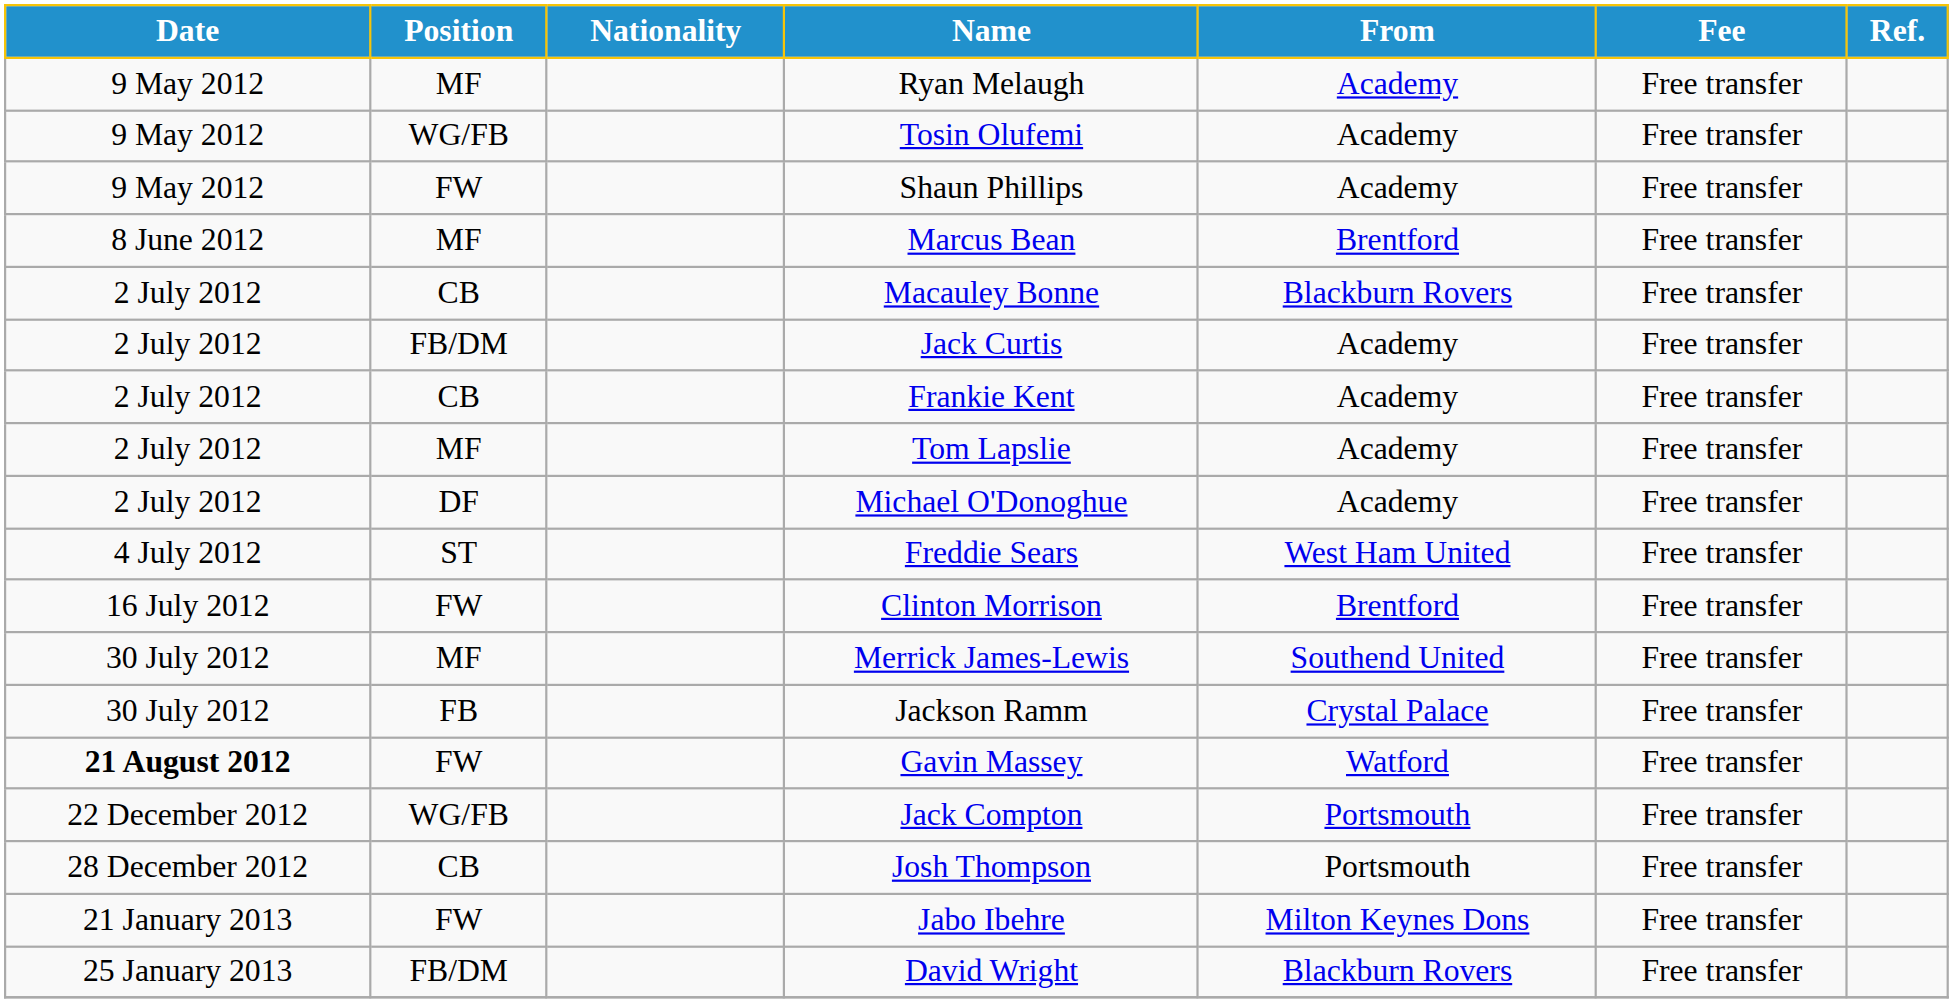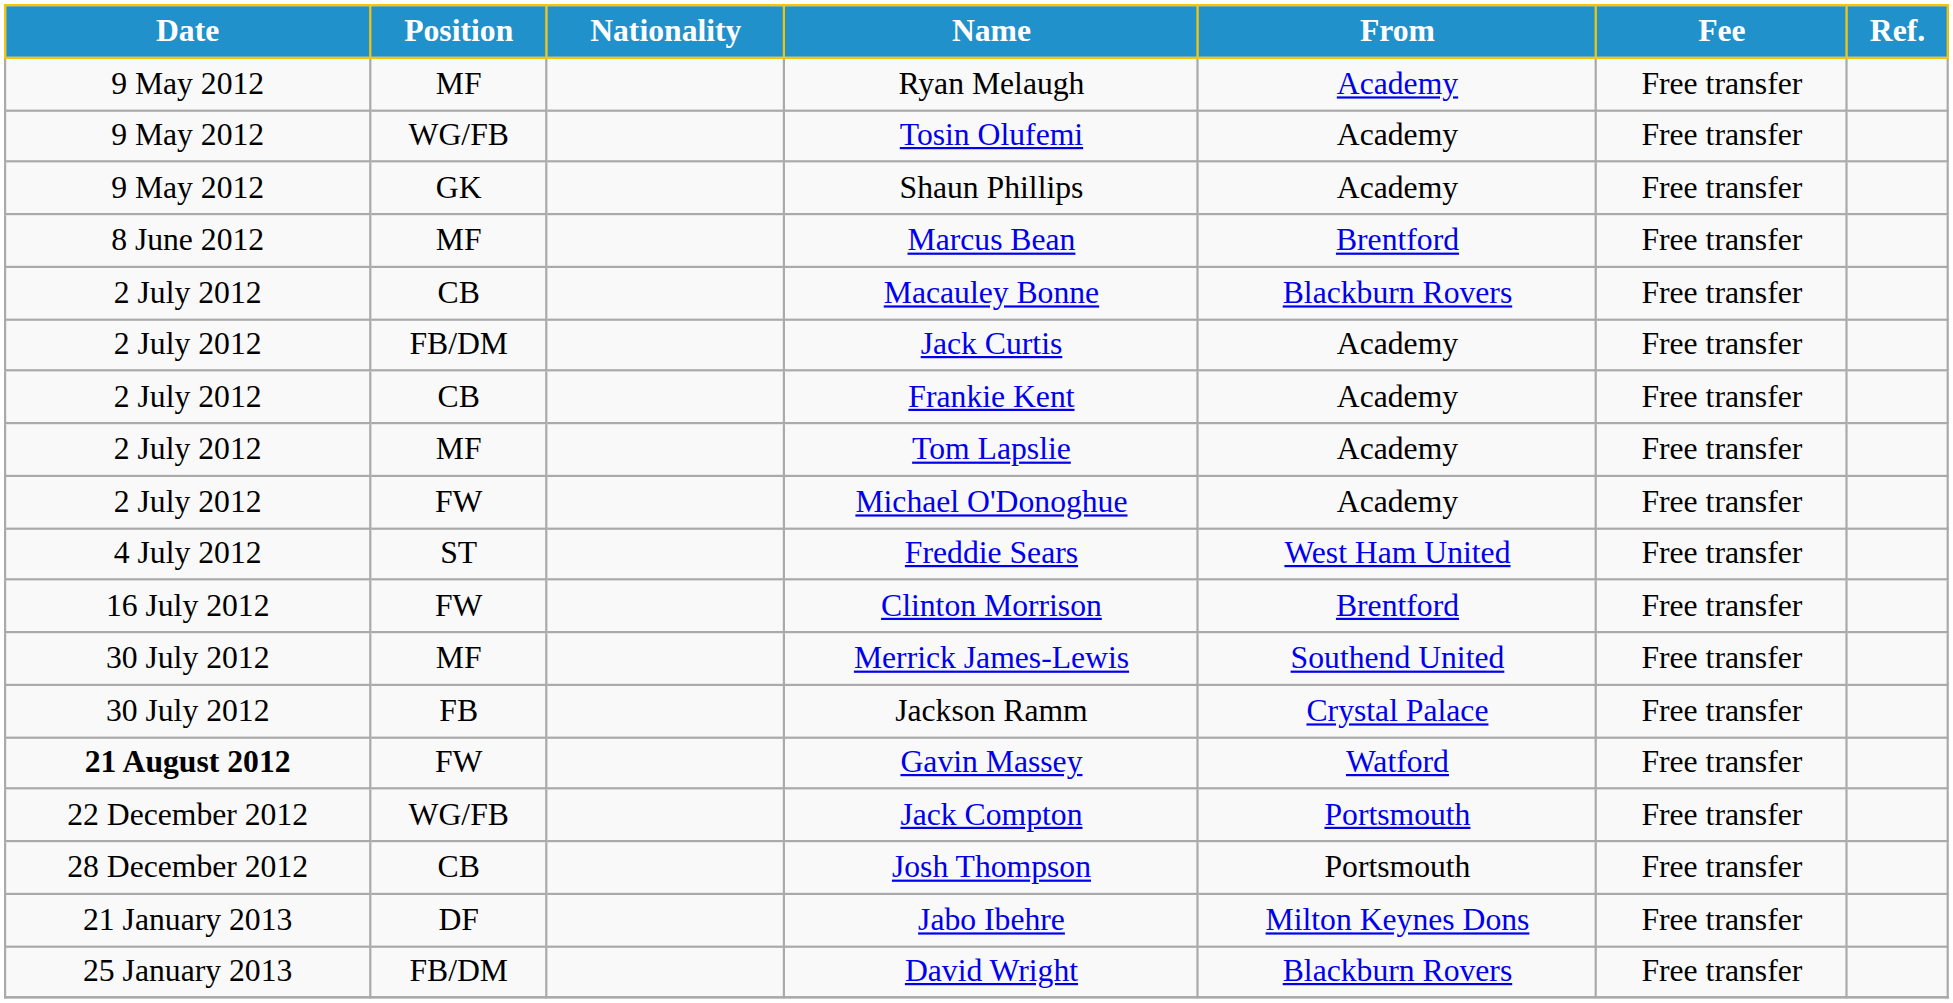(459, 187) FW -> (459, 187) GK
(459, 501) DF -> (459, 501) FW
(459, 919) FW -> (459, 919) DF
